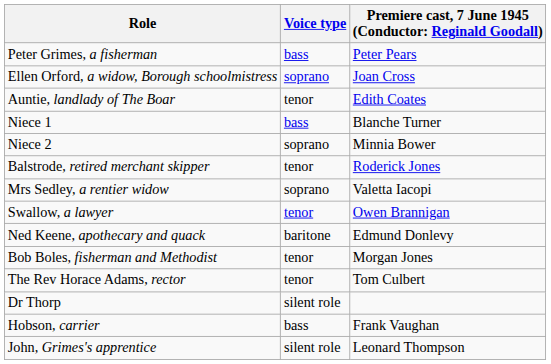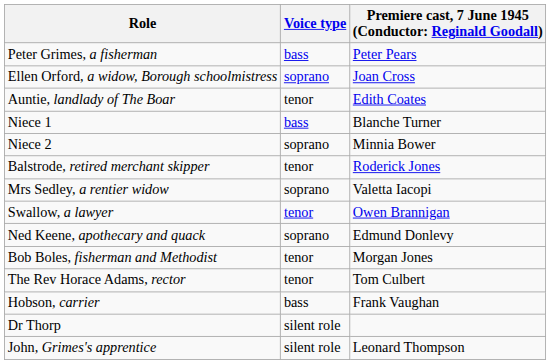(307, 235) baritone -> (306, 235) soprano
rows swapped: (54, 325) <-> (34, 302)
